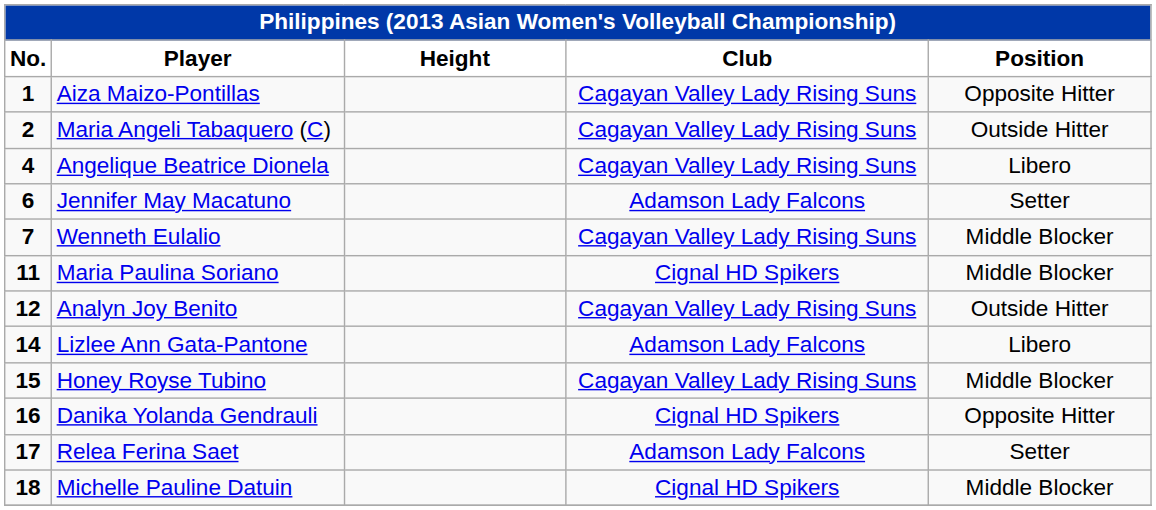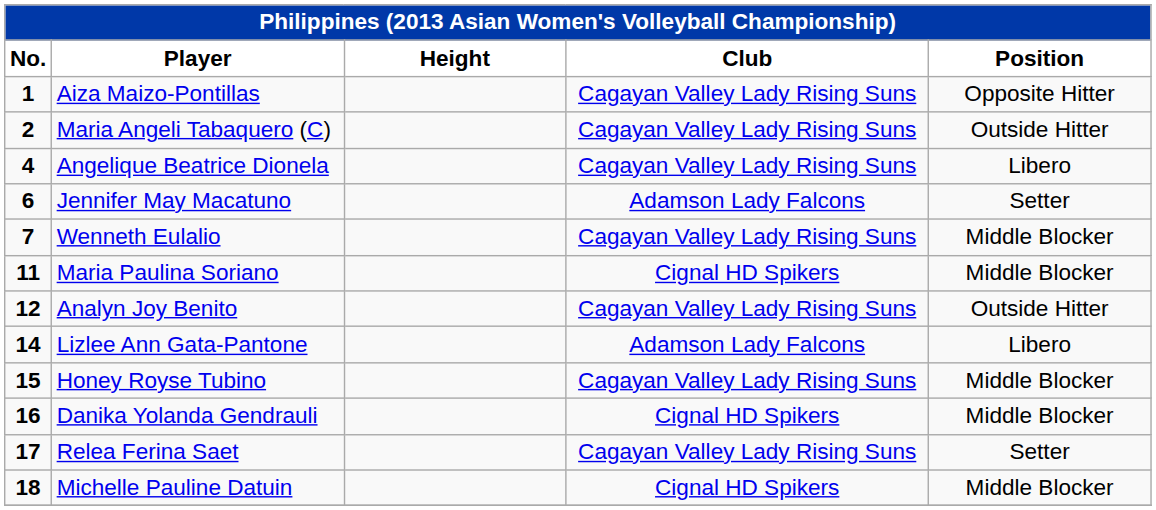(1040, 415) Opposite Hitter -> (1040, 415) Middle Blocker
(747, 451) Adamson Lady Falcons -> (747, 451) Cagayan Valley Lady Rising Suns
